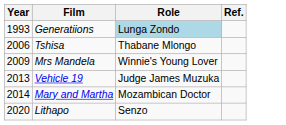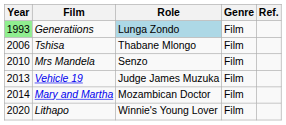+ column: (239, 12)
(18, 29) no background -> (18, 29) lightgreen background
(18, 62) 2009 -> (18, 62) 2010
(168, 62) Winnie's Young Lover -> (133, 62) Senzo
(133, 111) Senzo -> (168, 111) Winnie's Young Lover
